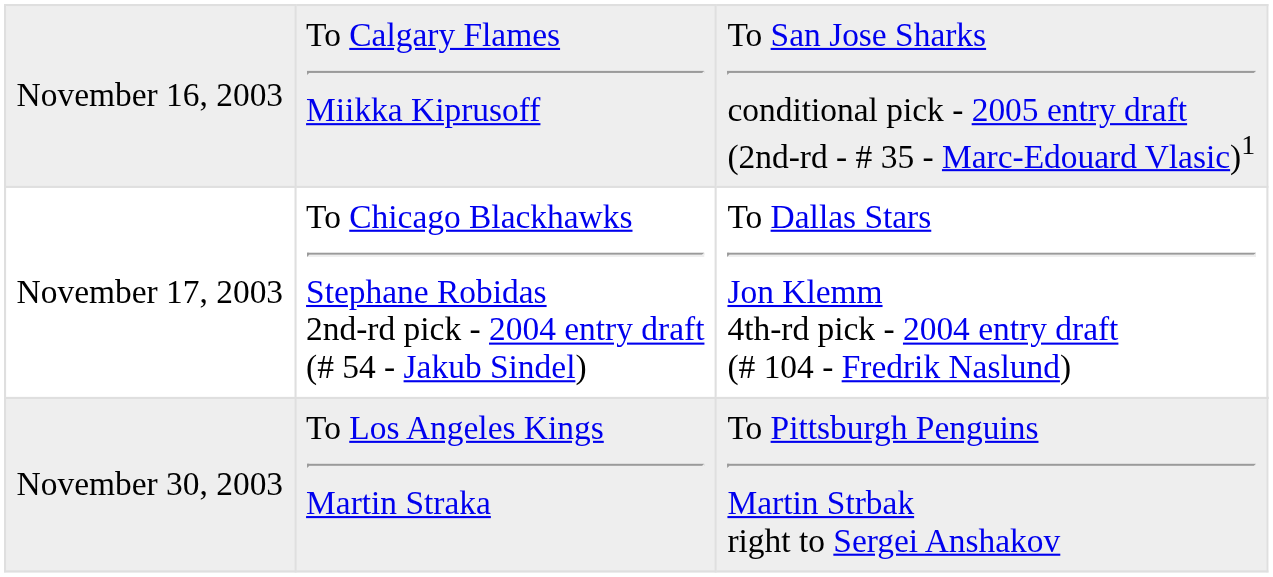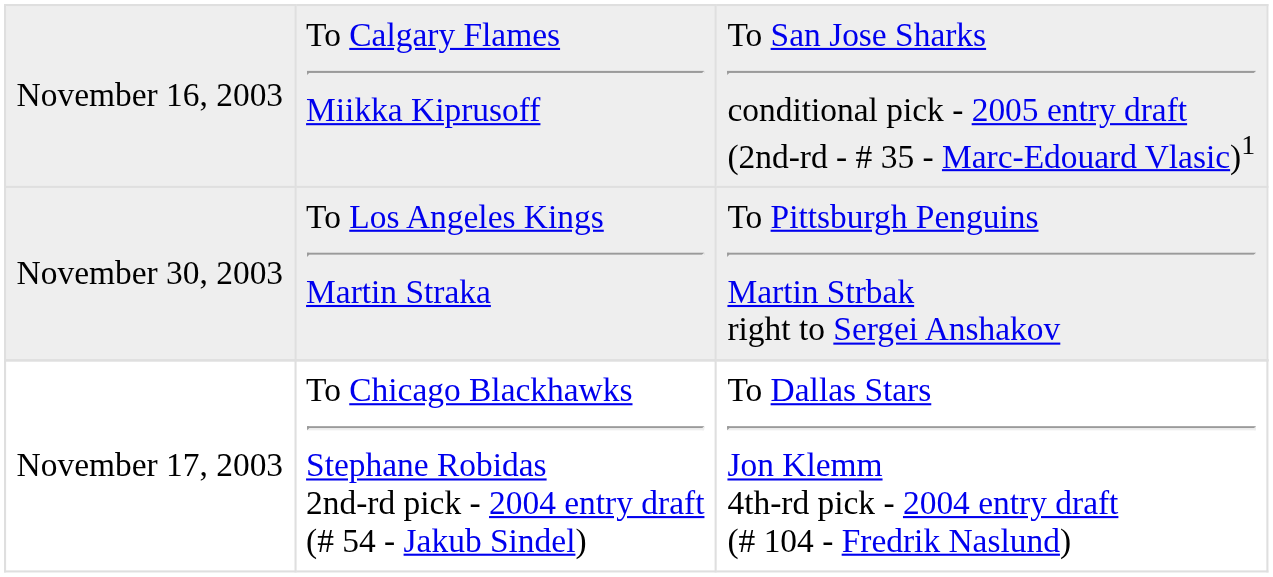rows swapped: (150, 292) <-> (150, 484)
